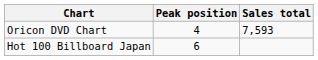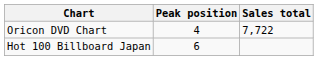(258, 30) 7,593 -> (258, 30) 7,722
